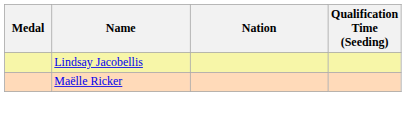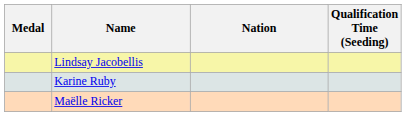+ row: (85, 82)
